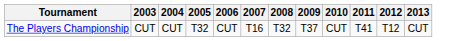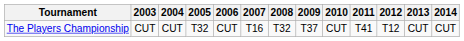+ column: (445, 13)
